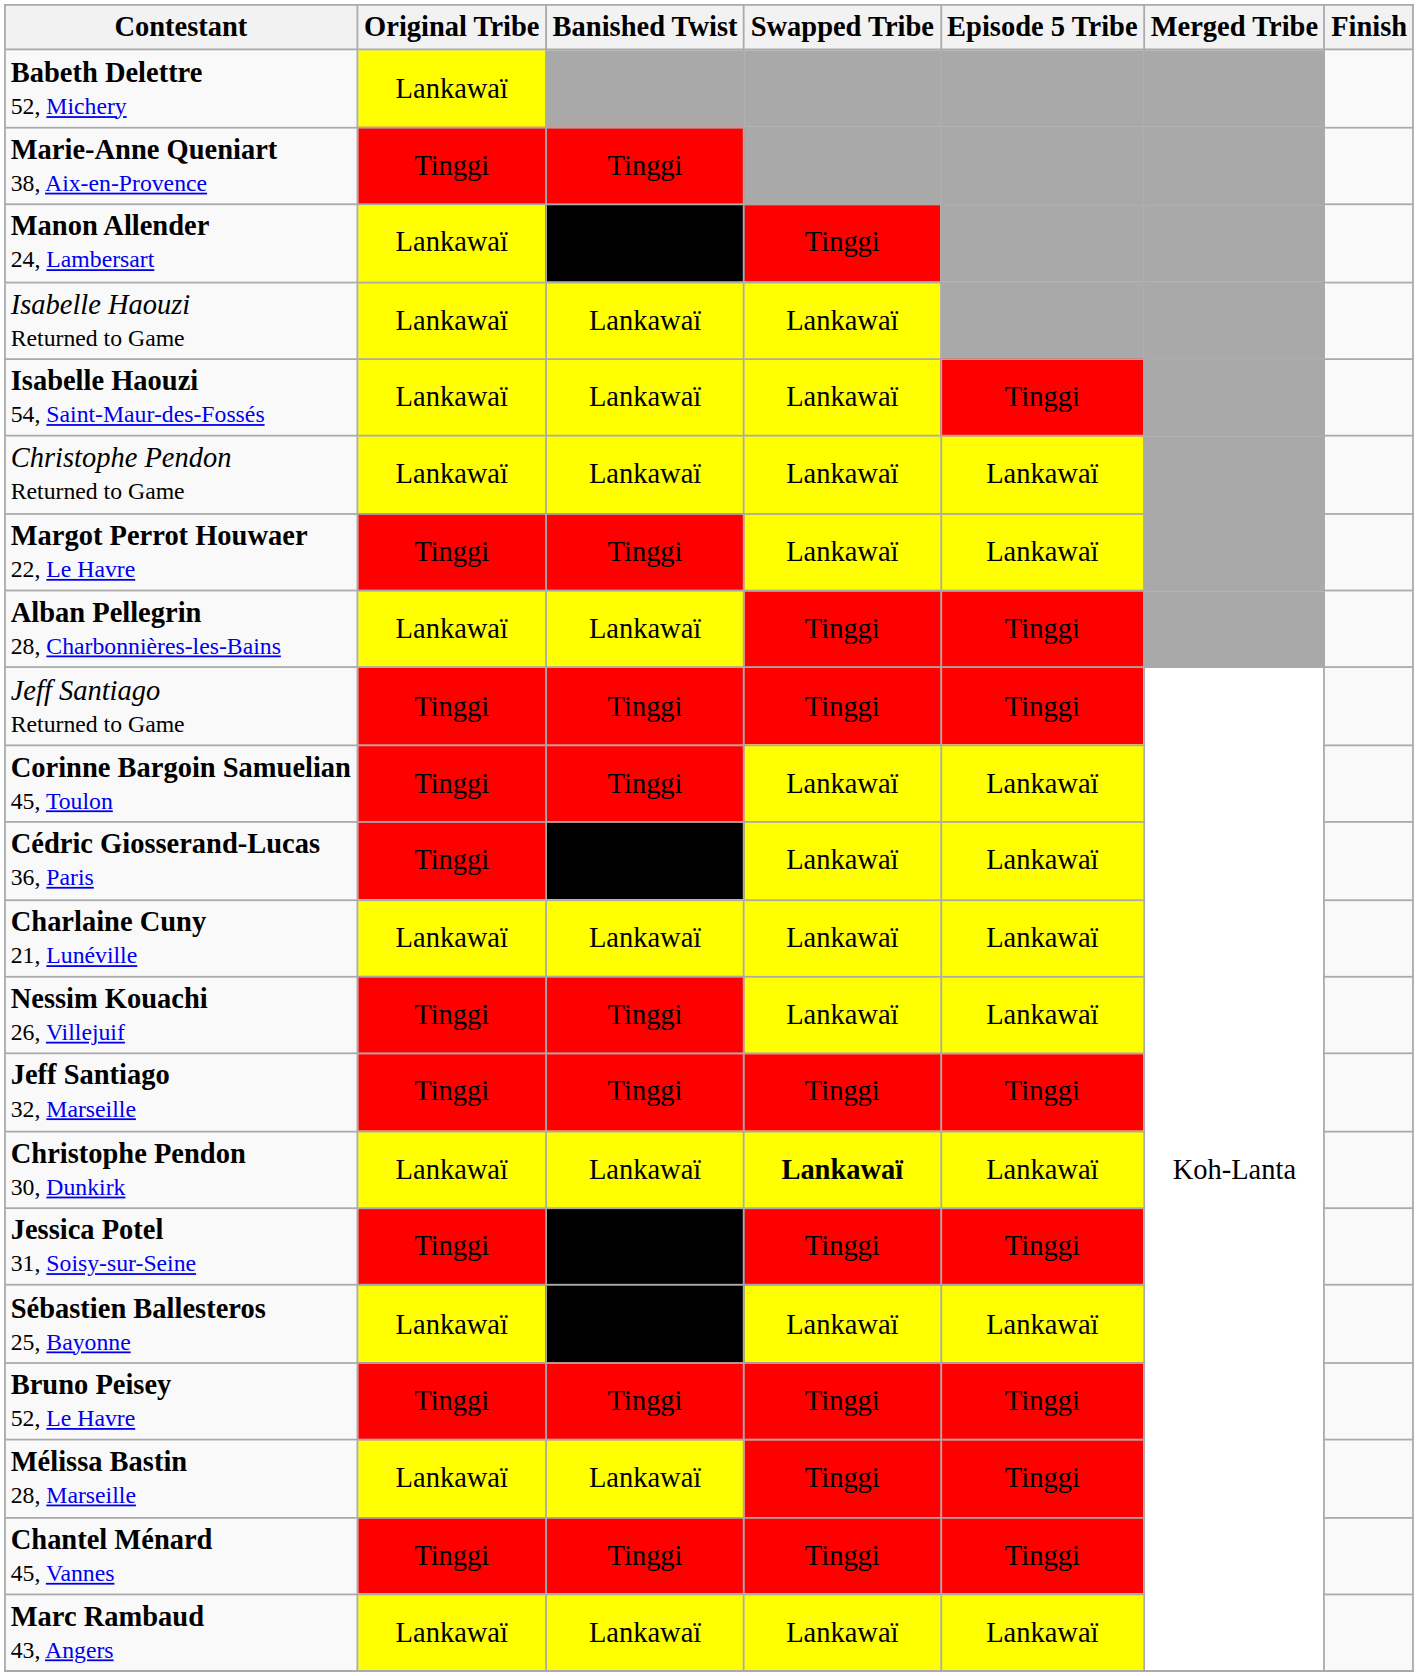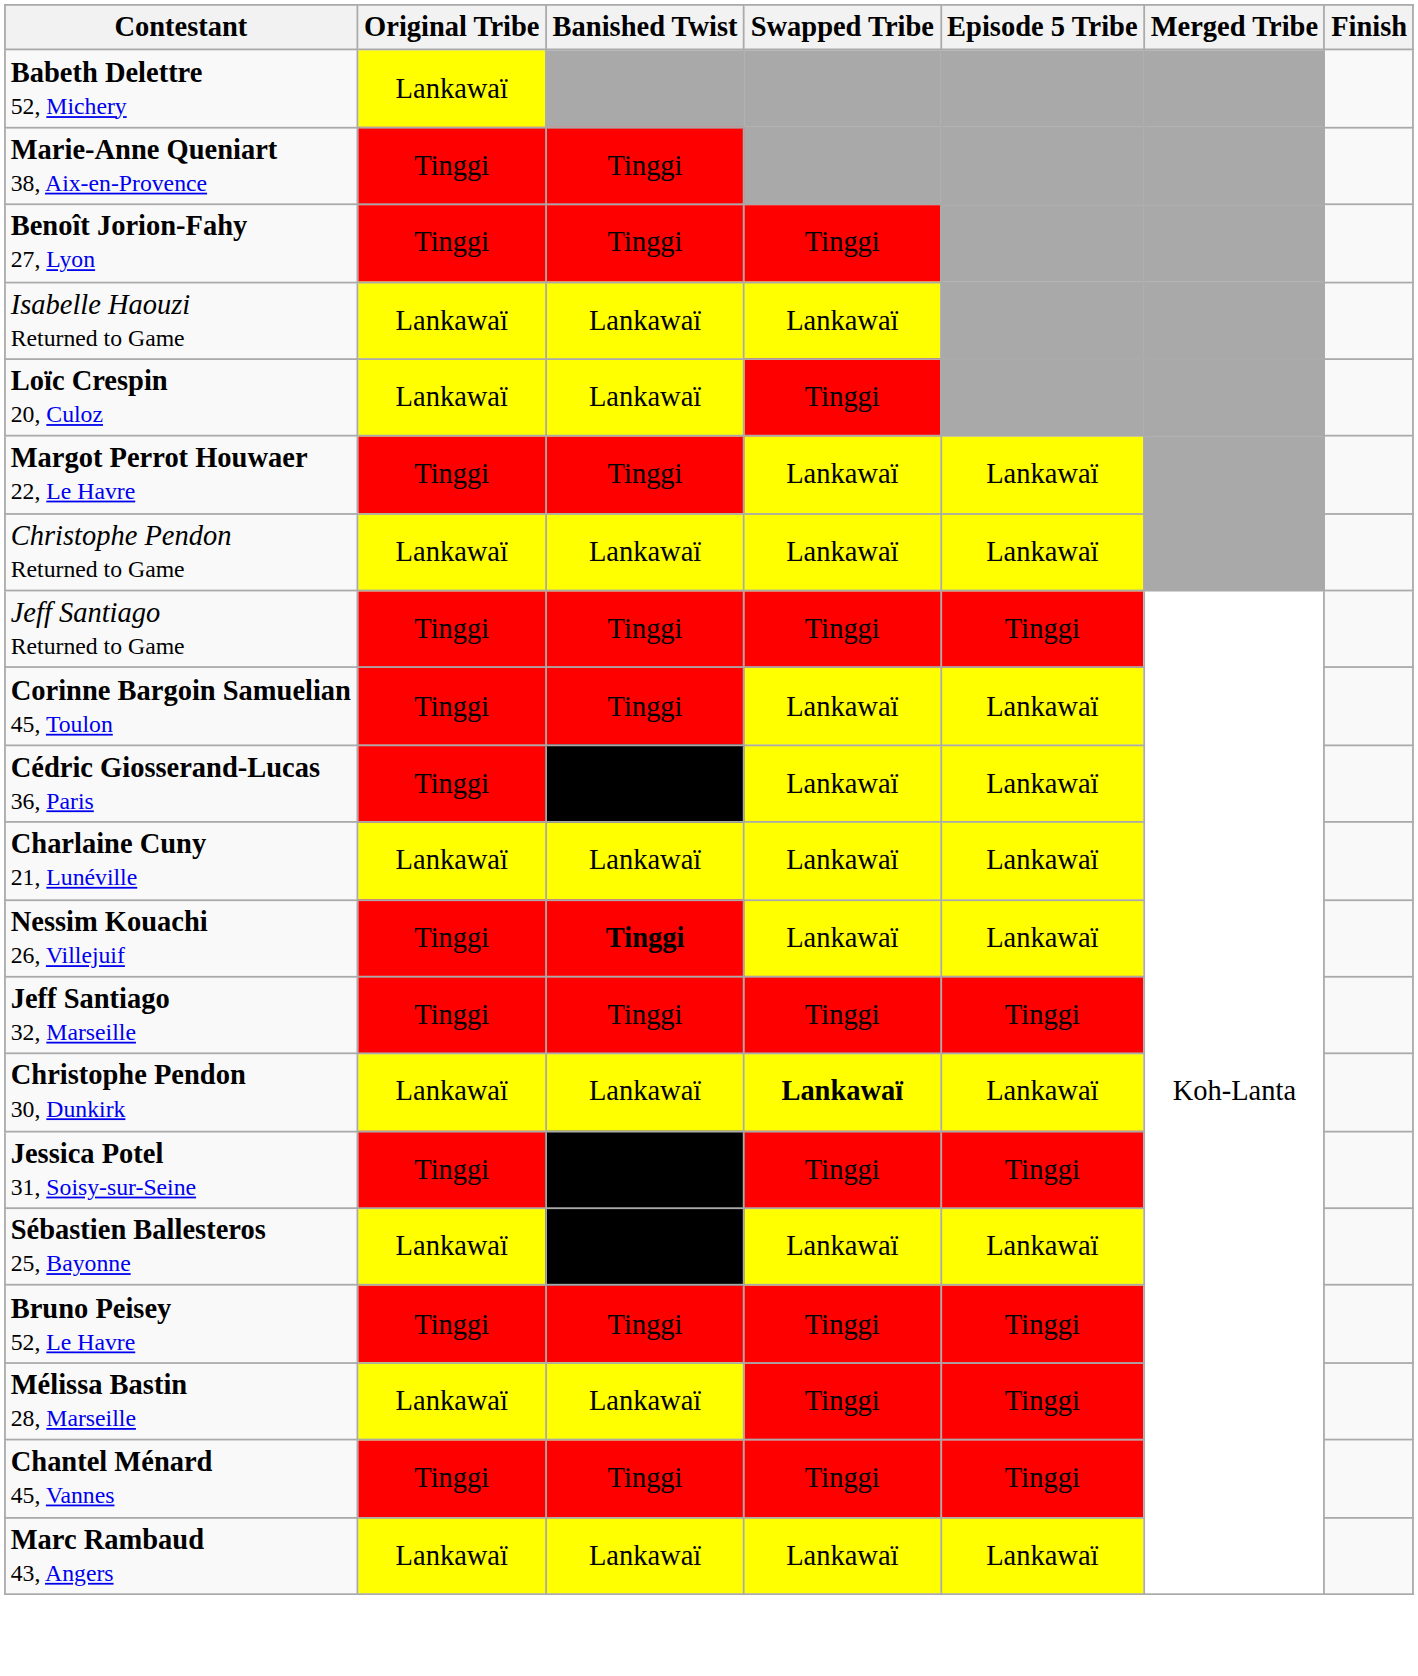+ row: (129, 242)
- row: (110, 242)
+ row: (89, 397)
- row: (138, 397)
rows swapped: (121, 474) <-> (159, 551)
- row: (146, 628)
(645, 1014) normal -> (645, 937) bold
